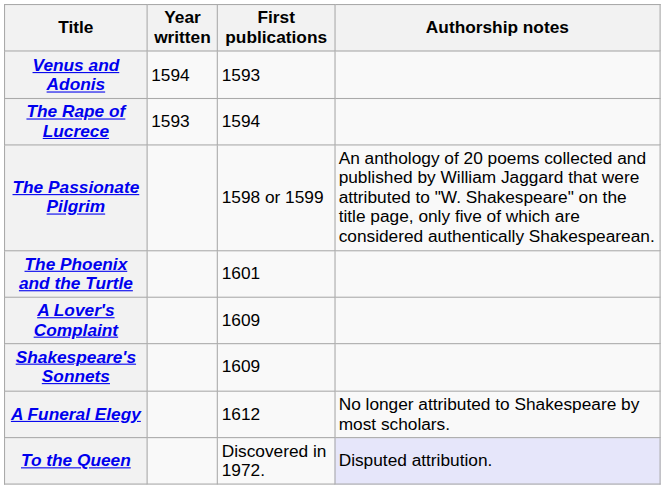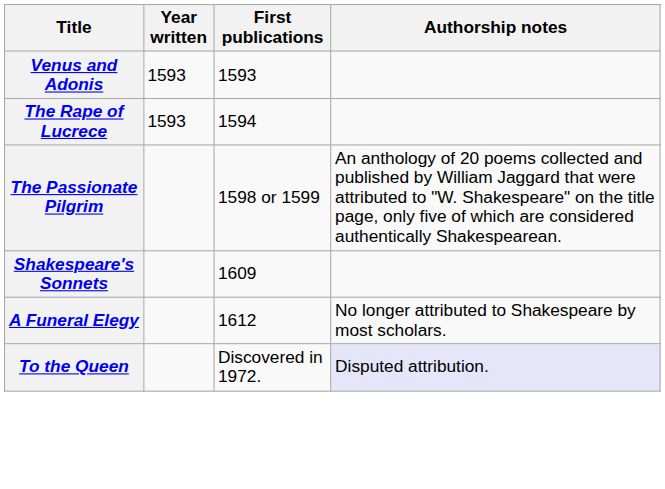(170, 74) 1594 -> (167, 74) 1593
- row: (76, 273)
- row: (76, 320)
